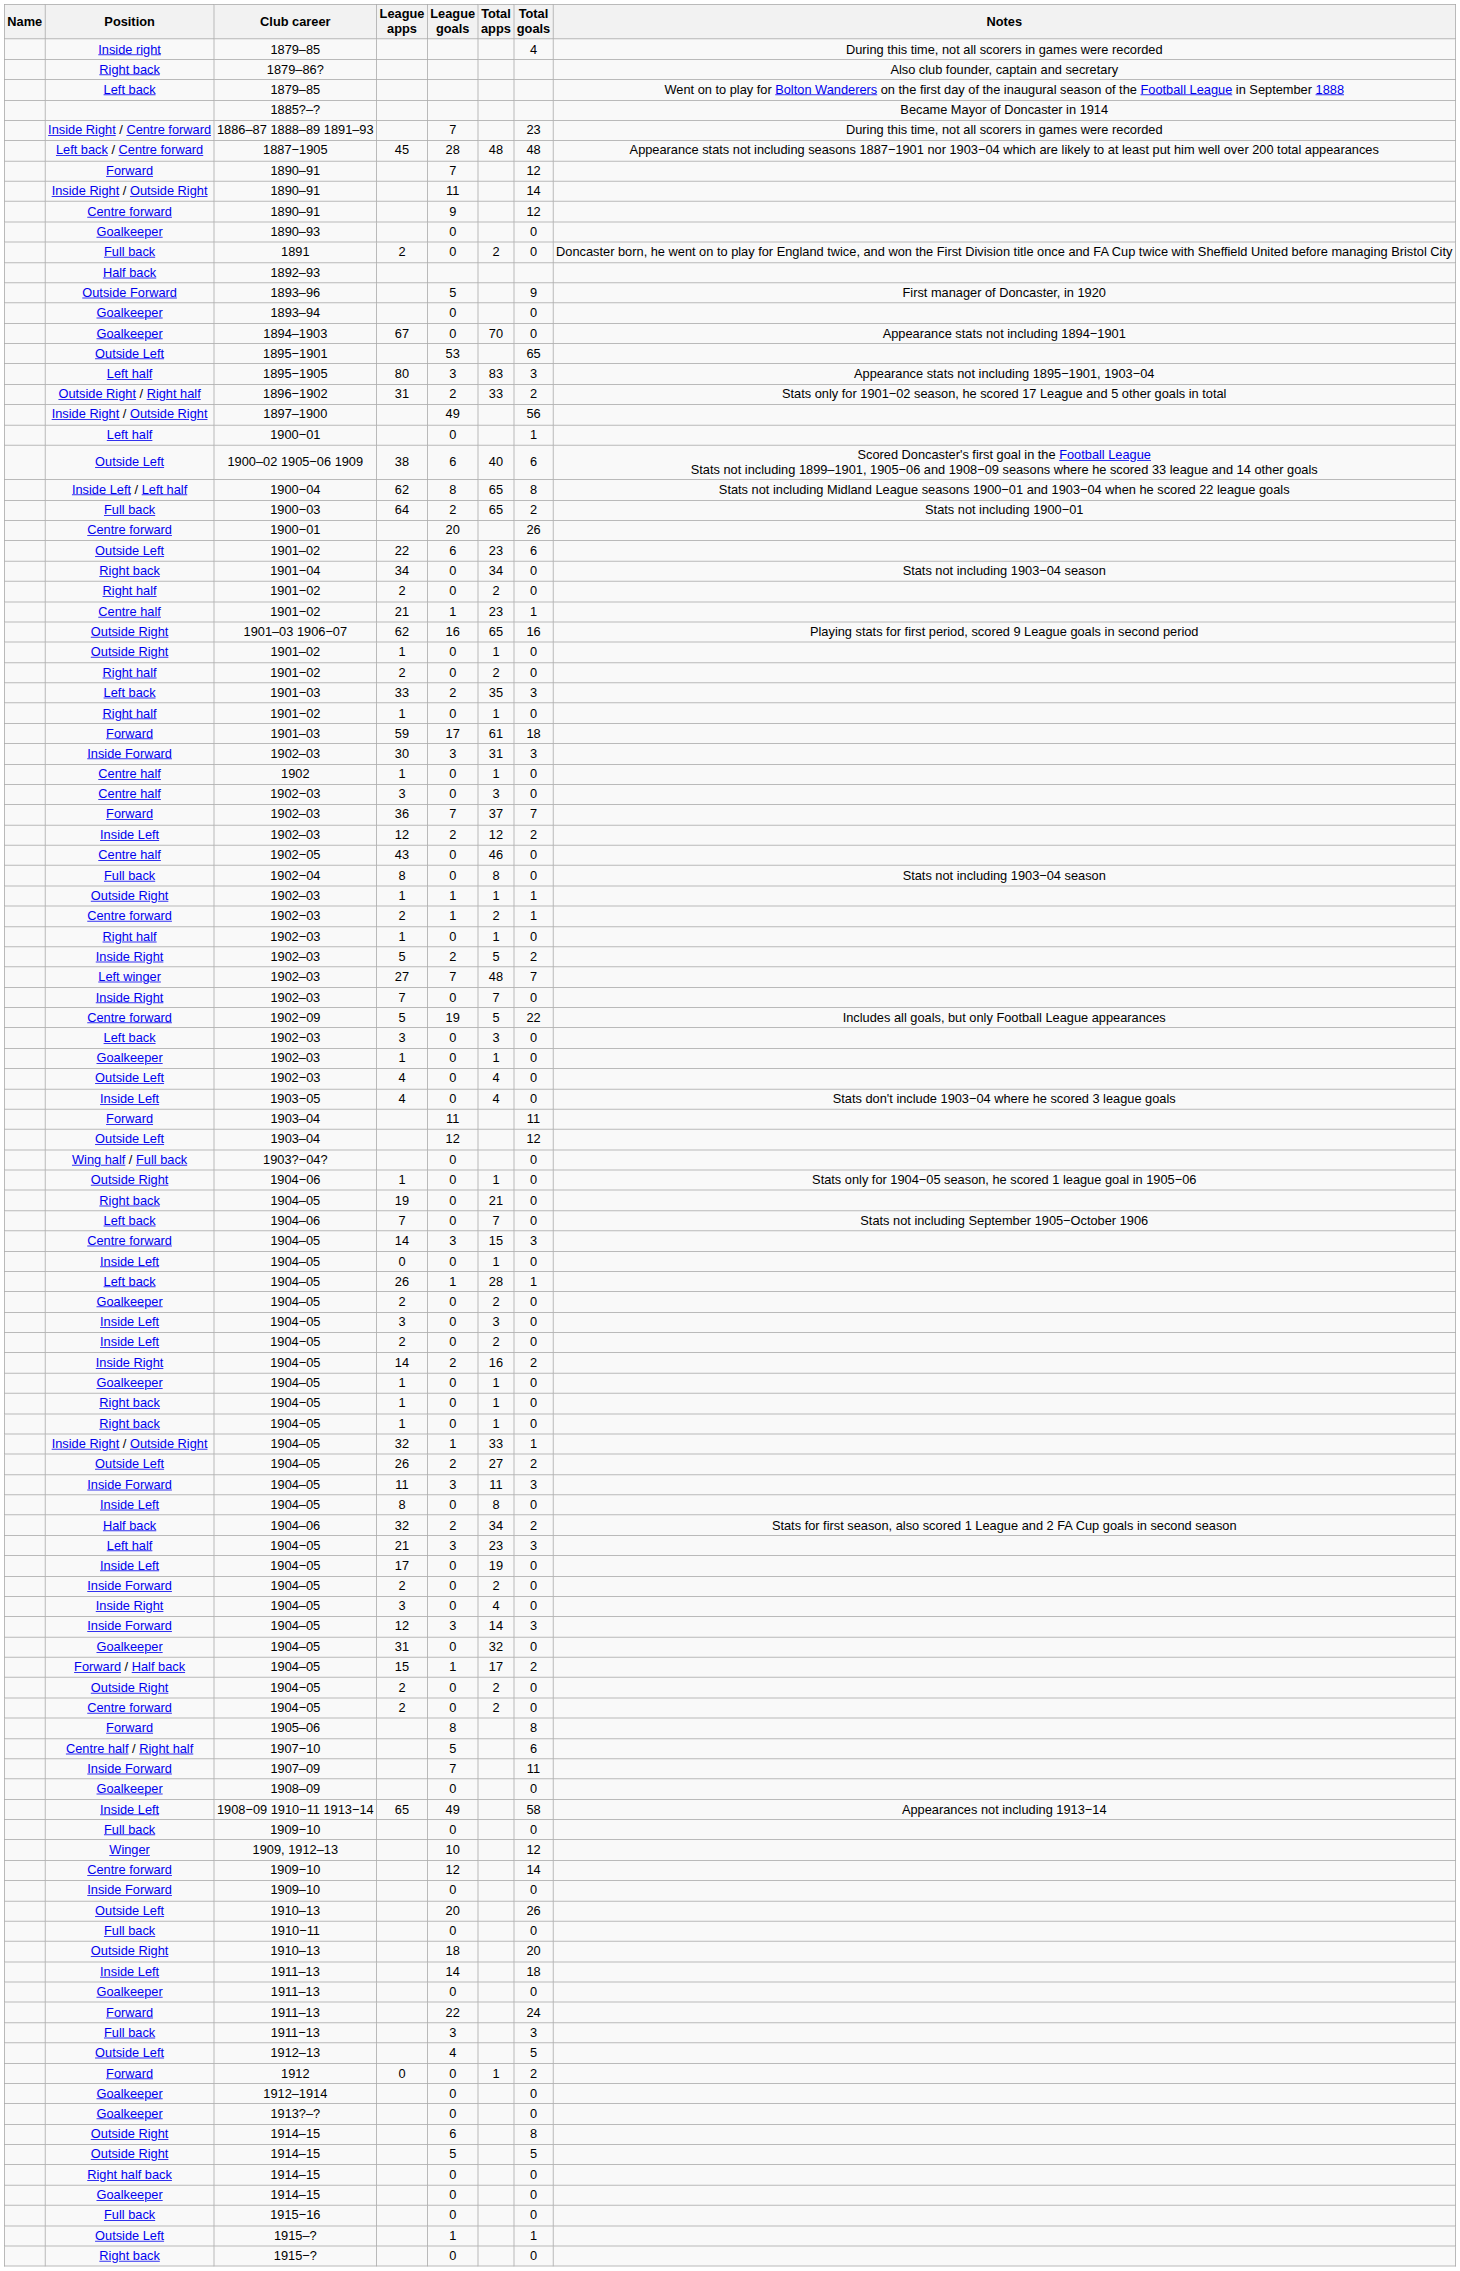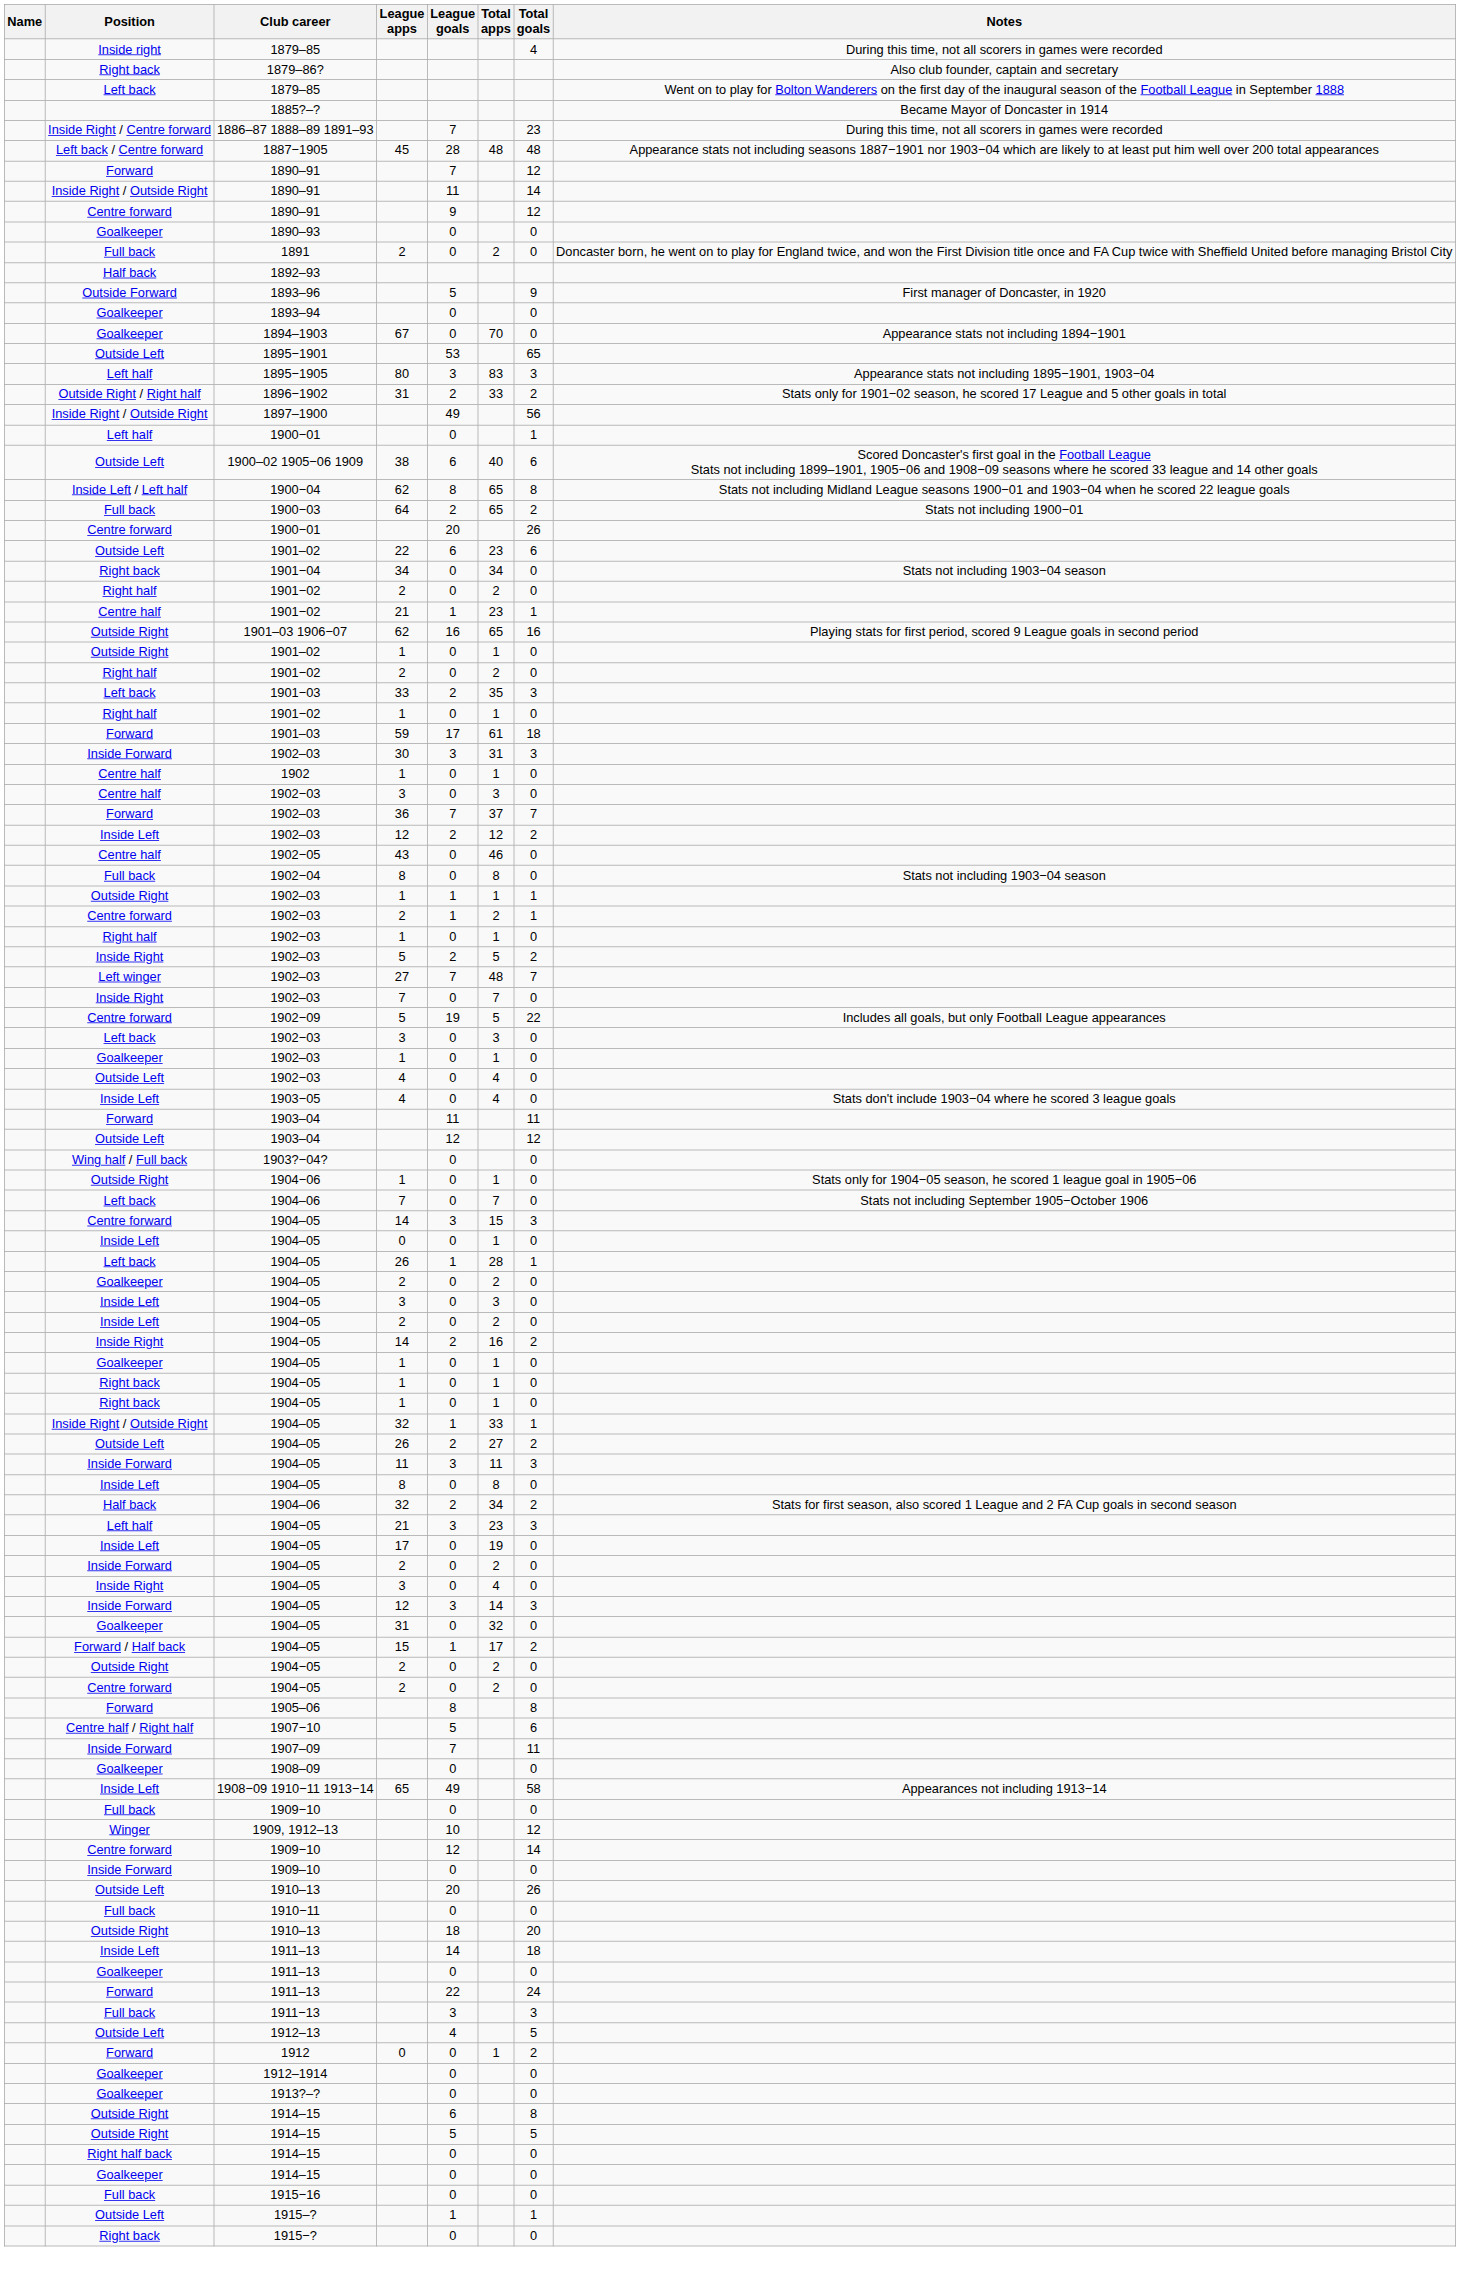- row: (130, 1200)
